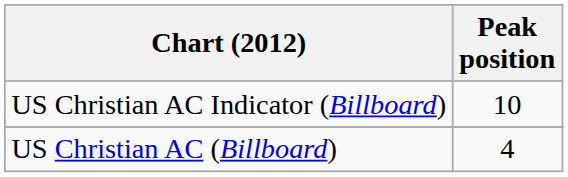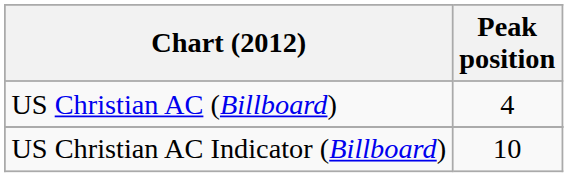rows swapped: (174, 148) <-> (229, 103)
